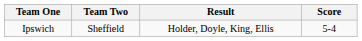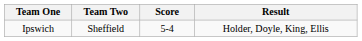columns swapped: (329, 12) <-> (221, 12)
